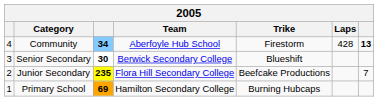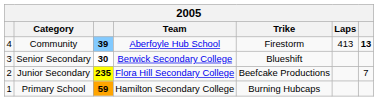(103, 44) 34 -> (103, 44) 39
(345, 44) 428 -> (345, 44) 413
(103, 88) 69 -> (103, 88) 59
